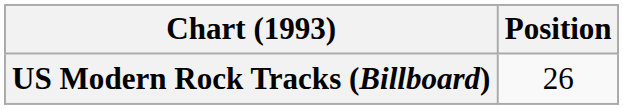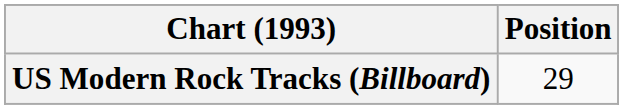(558, 78) 26 -> (558, 78) 29
